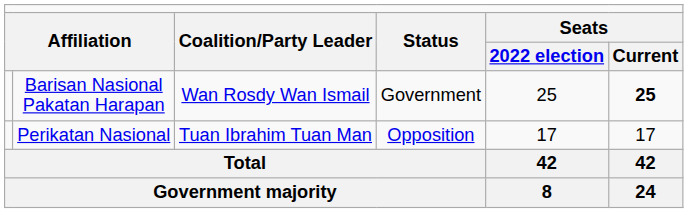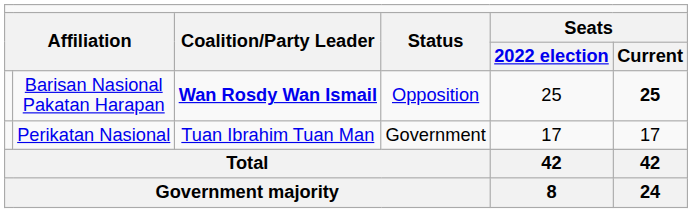(275, 95) normal -> (278, 95) bold
(431, 95) Government -> (436, 95) Opposition
(431, 134) Opposition -> (436, 134) Government
